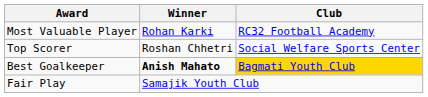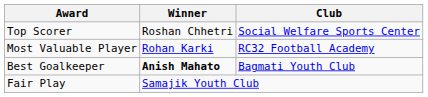rows swapped: (72, 31) <-> (39, 48)
(297, 66) gold background -> (297, 66) no background
